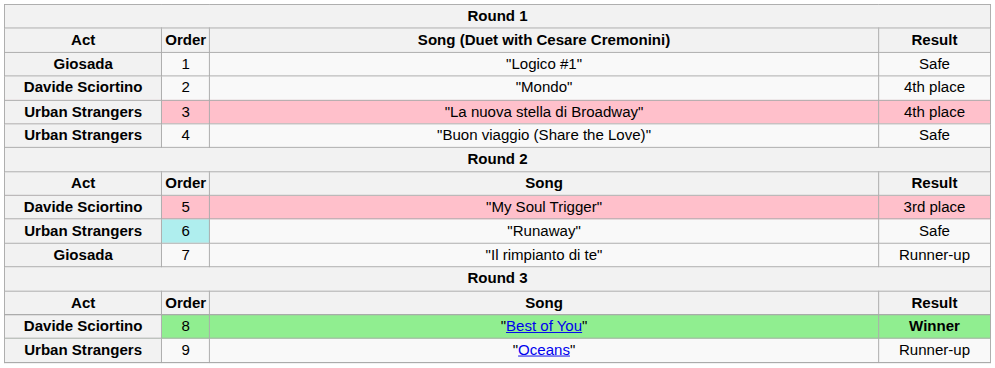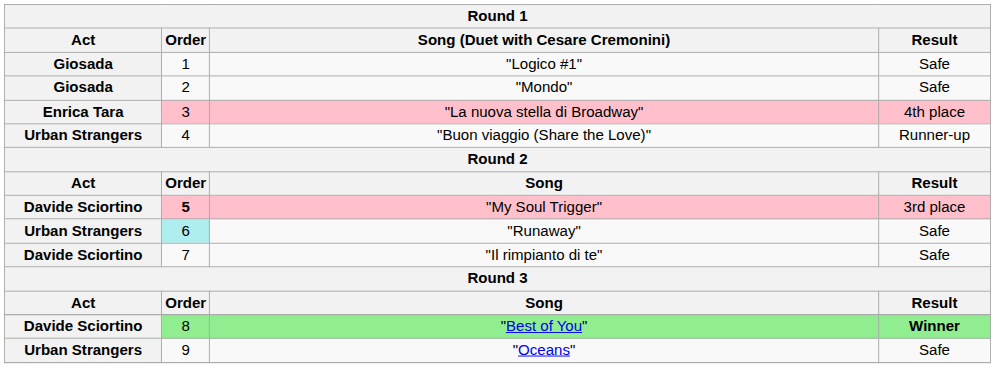(83, 87) Davide Sciortino -> (83, 87) Giosada
(934, 87) 4th place -> (934, 87) Safe
(83, 111) Urban Strangers -> (83, 111) Enrica Tara
(934, 135) Safe -> (934, 135) Runner-up
(186, 207) normal -> (186, 207) bold
(83, 254) Giosada -> (83, 254) Davide Sciortino
(934, 254) Runner-up -> (934, 254) Safe
(934, 350) Runner-up -> (934, 350) Safe
